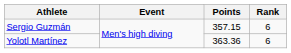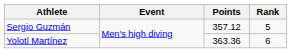(227, 27) 357.15 -> (227, 27) 357.12
(268, 27) 6 -> (268, 27) 5
